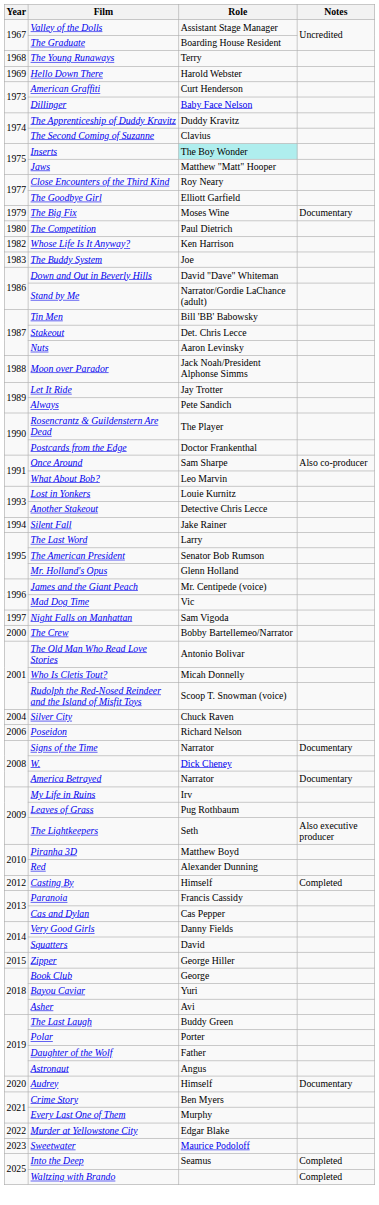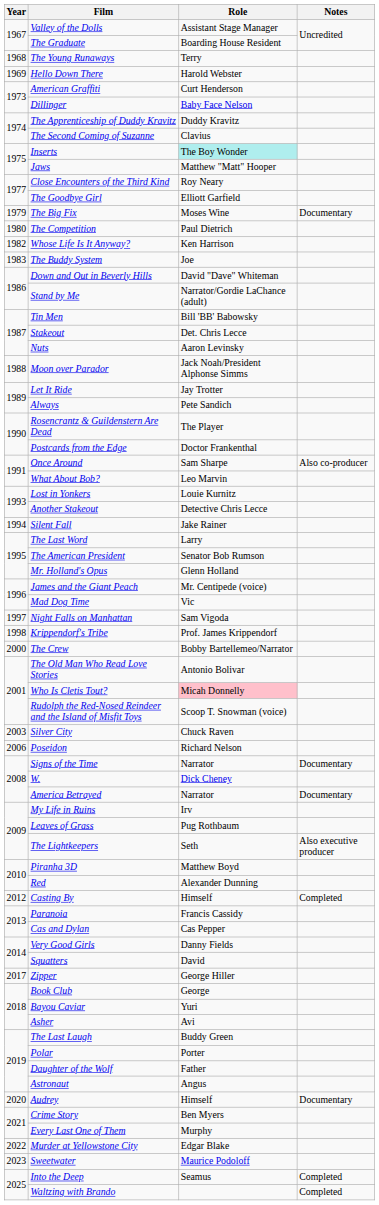+ row: (69, 633)
(213, 675) no background -> (213, 690) pink background
(16, 717) 2004 -> (16, 732) 2003
(16, 960) 2015 -> (16, 975) 2017
